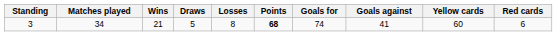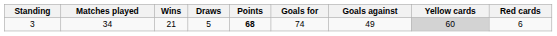- column: (233, 11)
(384, 24) 41 -> (370, 24) 49
(458, 24) no background -> (450, 24) lightgrey background
